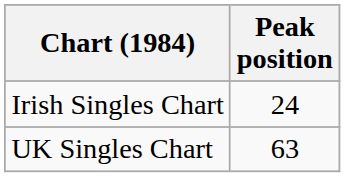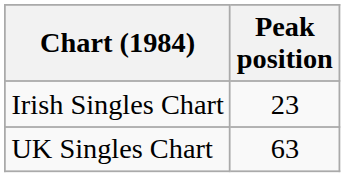(285, 103) 24 -> (285, 103) 23
